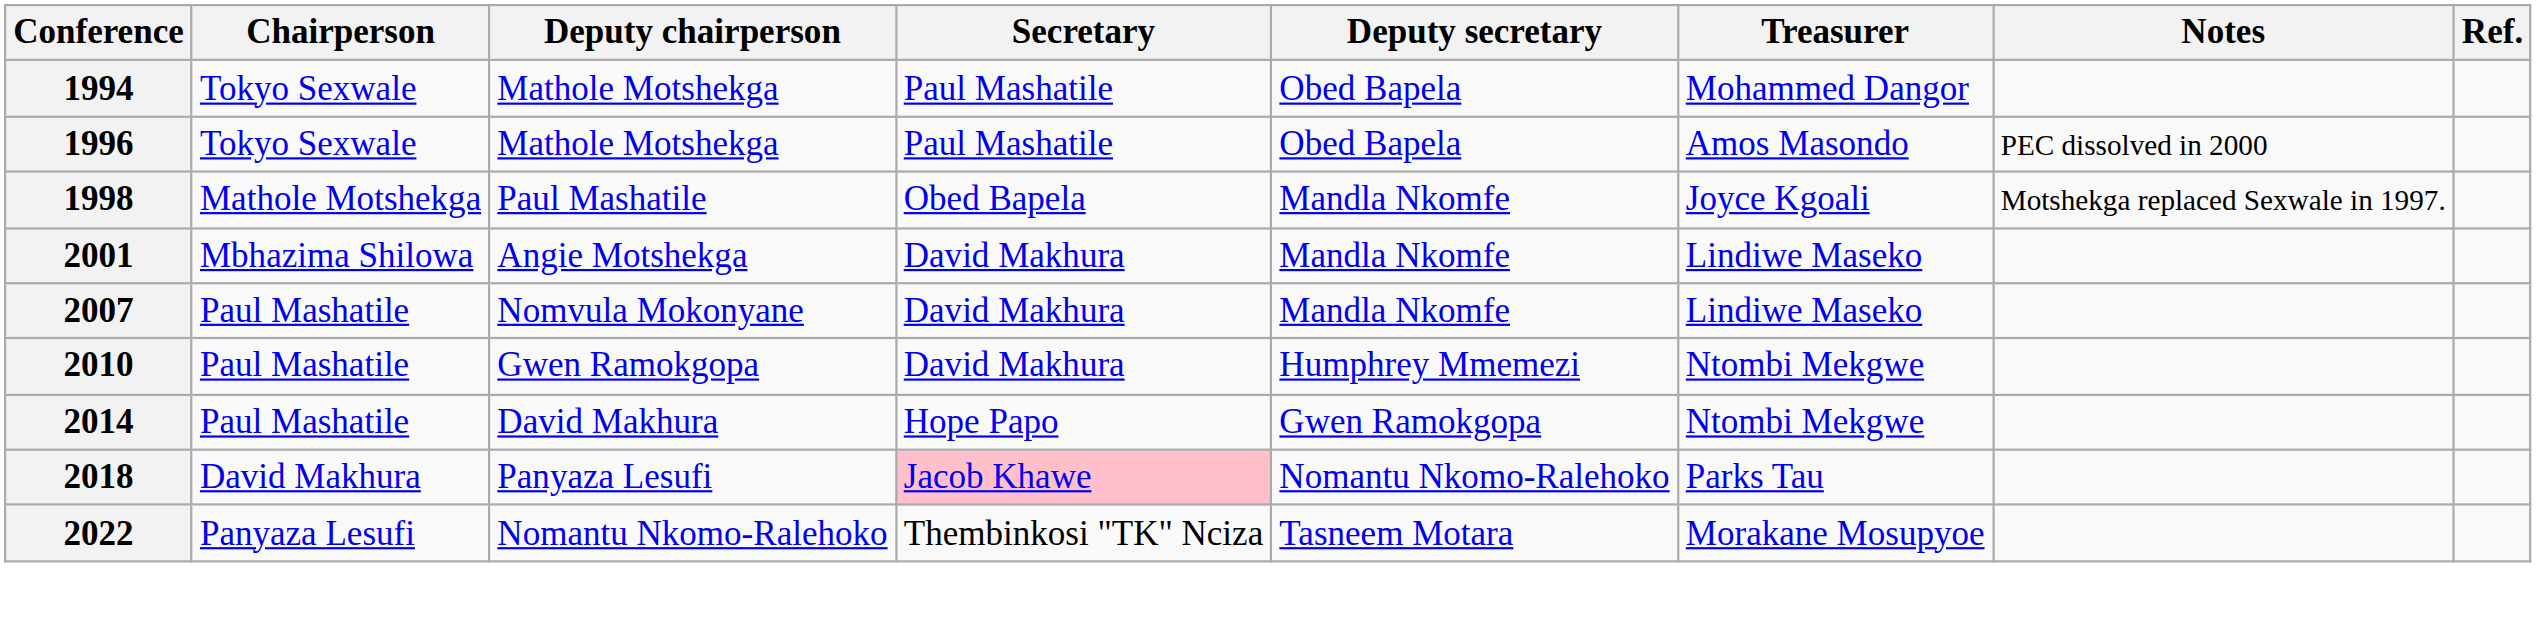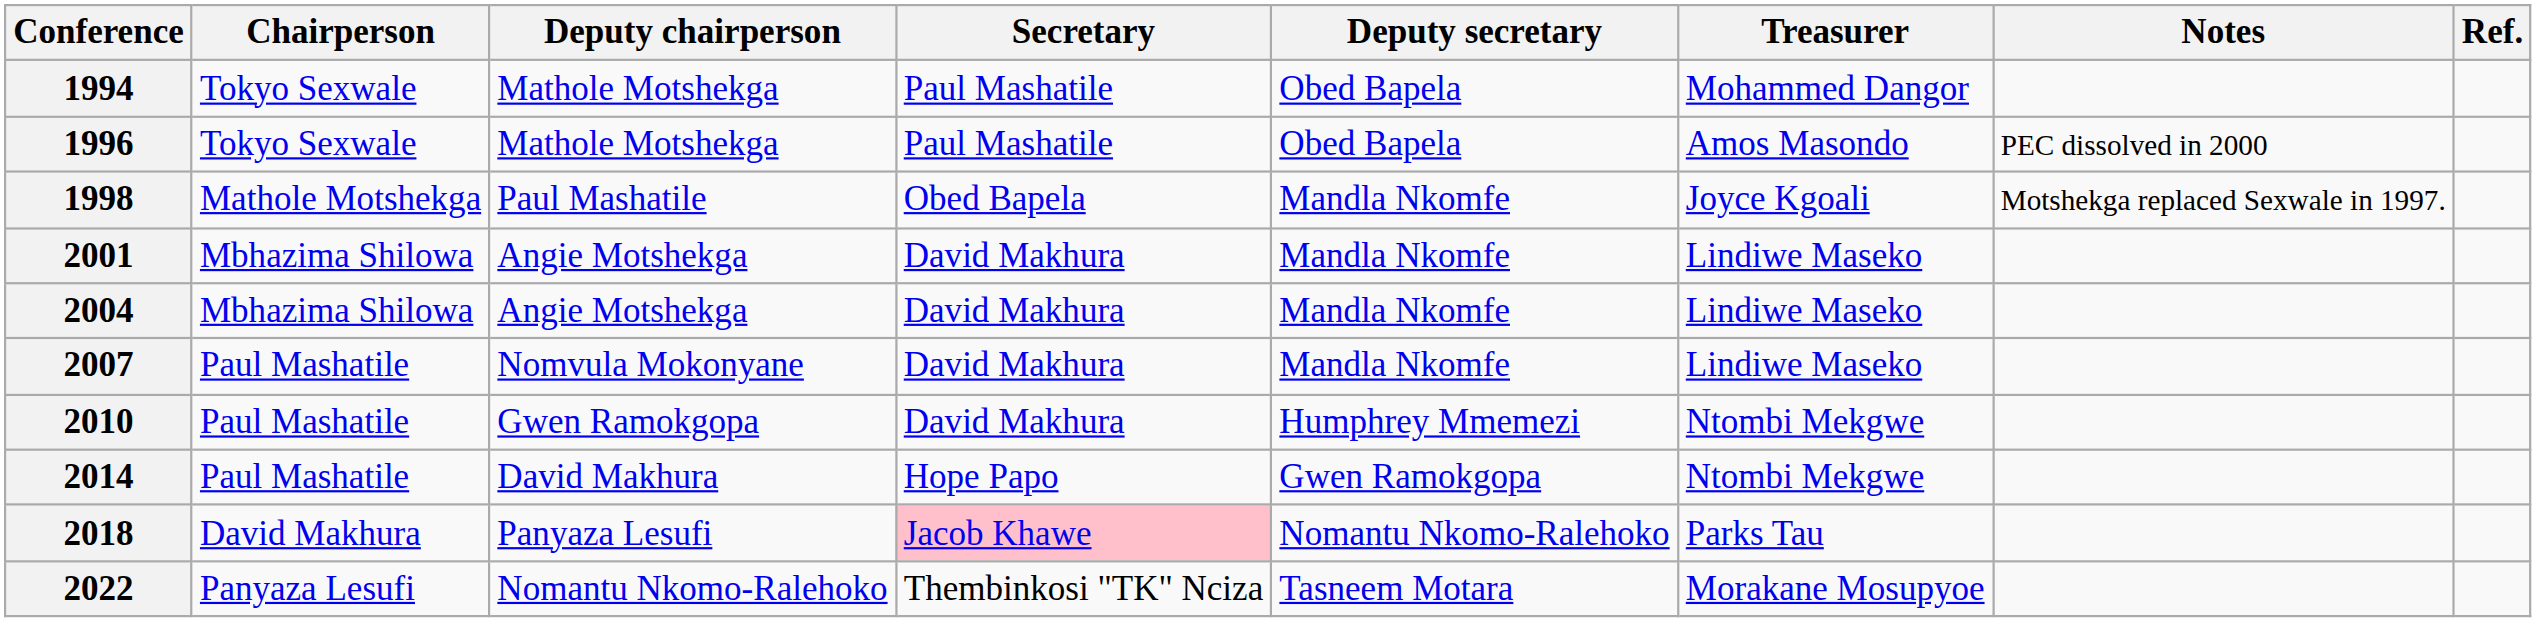+ row: (98, 310)
